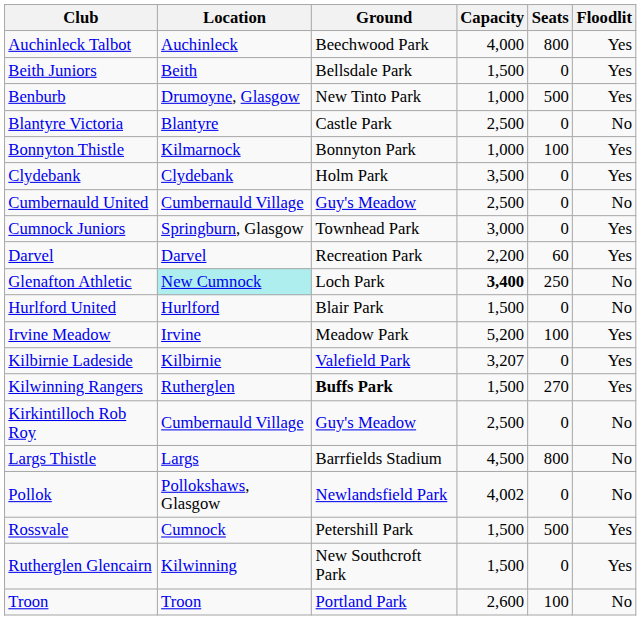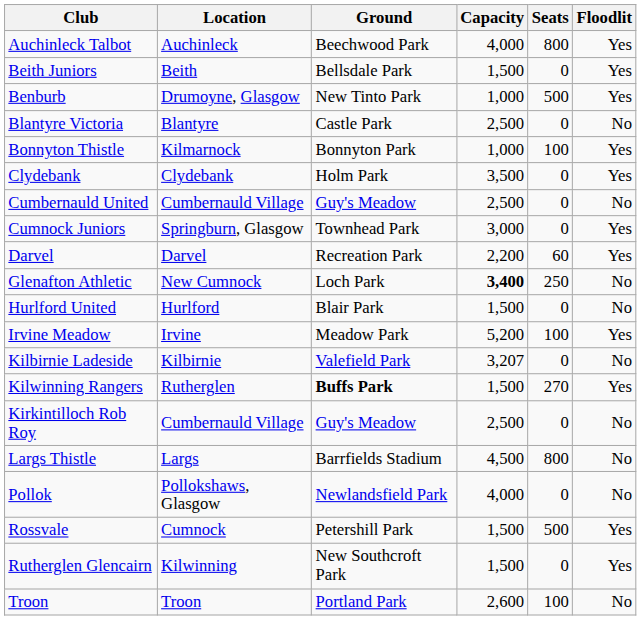(211, 281) paleturquoise background -> (211, 281) no background
(620, 360) Yes -> (622, 360) No
(505, 494) 4,002 -> (505, 494) 4,000
